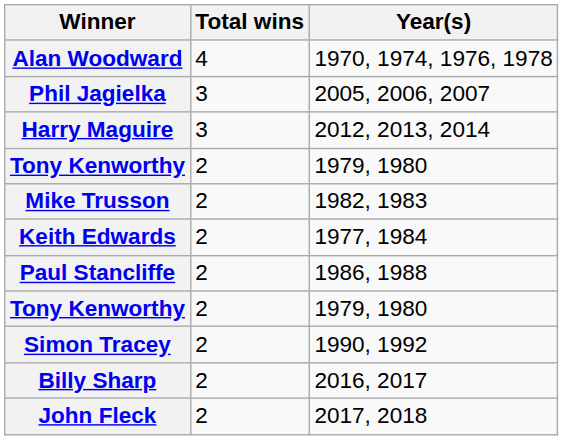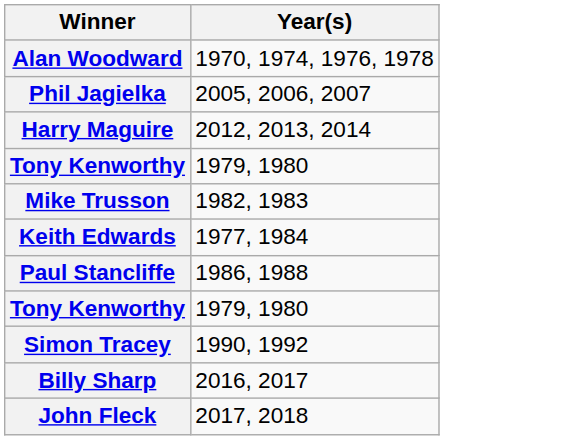- column: (250, 22)
